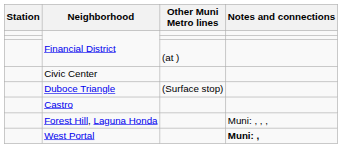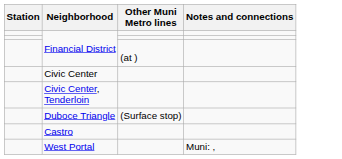+ row: (72, 95)
- row: (101, 120)
(244, 136) bold -> (201, 147) normal
